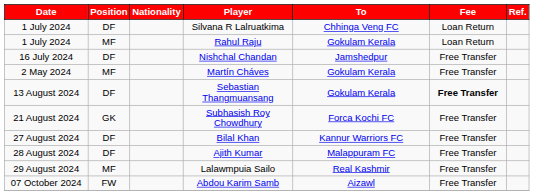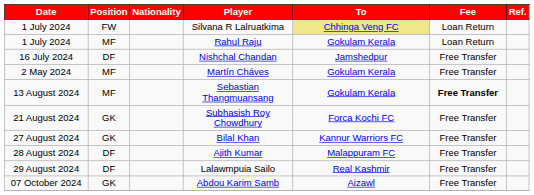(109, 27) DF -> (109, 27) FW
(361, 27) no background -> (361, 27) khaki background
(109, 93) DF -> (109, 93) MF
(109, 138) DF -> (109, 138) GK
(109, 168) MF -> (109, 168) DF
(109, 183) FW -> (109, 183) GK
